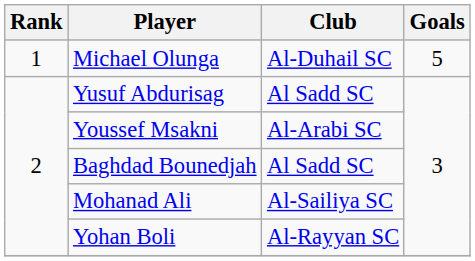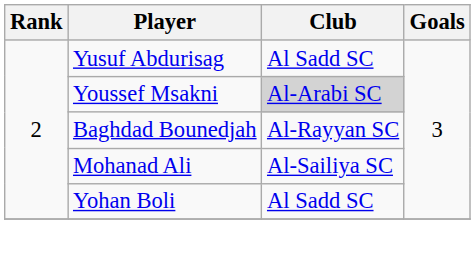- row: (146, 58)
(324, 129) no background -> (324, 93) lightgrey background
(320, 165) Al Sadd SC -> (333, 129) Al-Rayyan SC
(333, 237) Al-Rayyan SC -> (320, 201) Al Sadd SC
